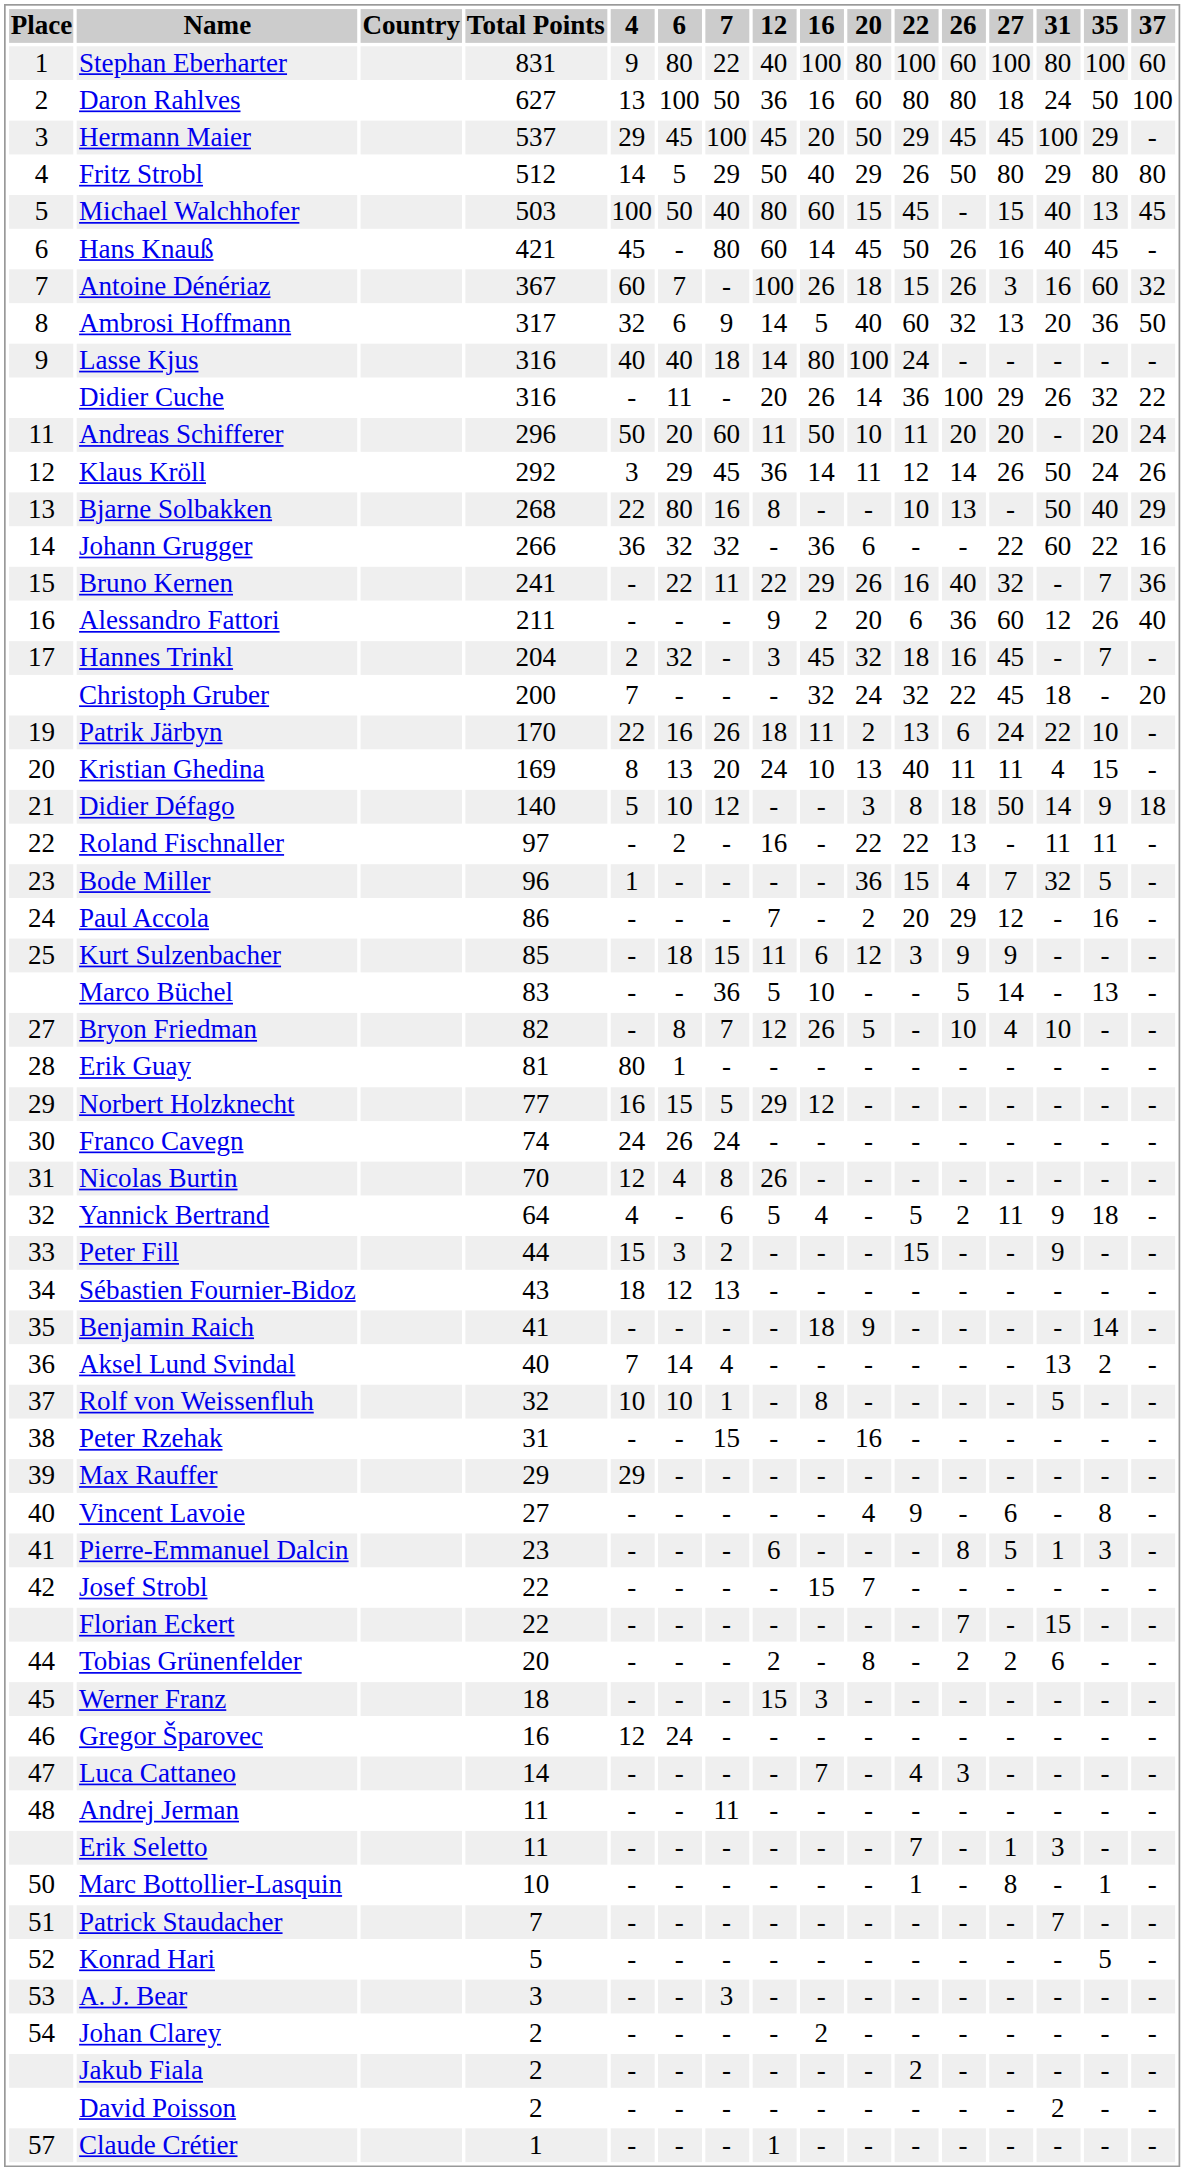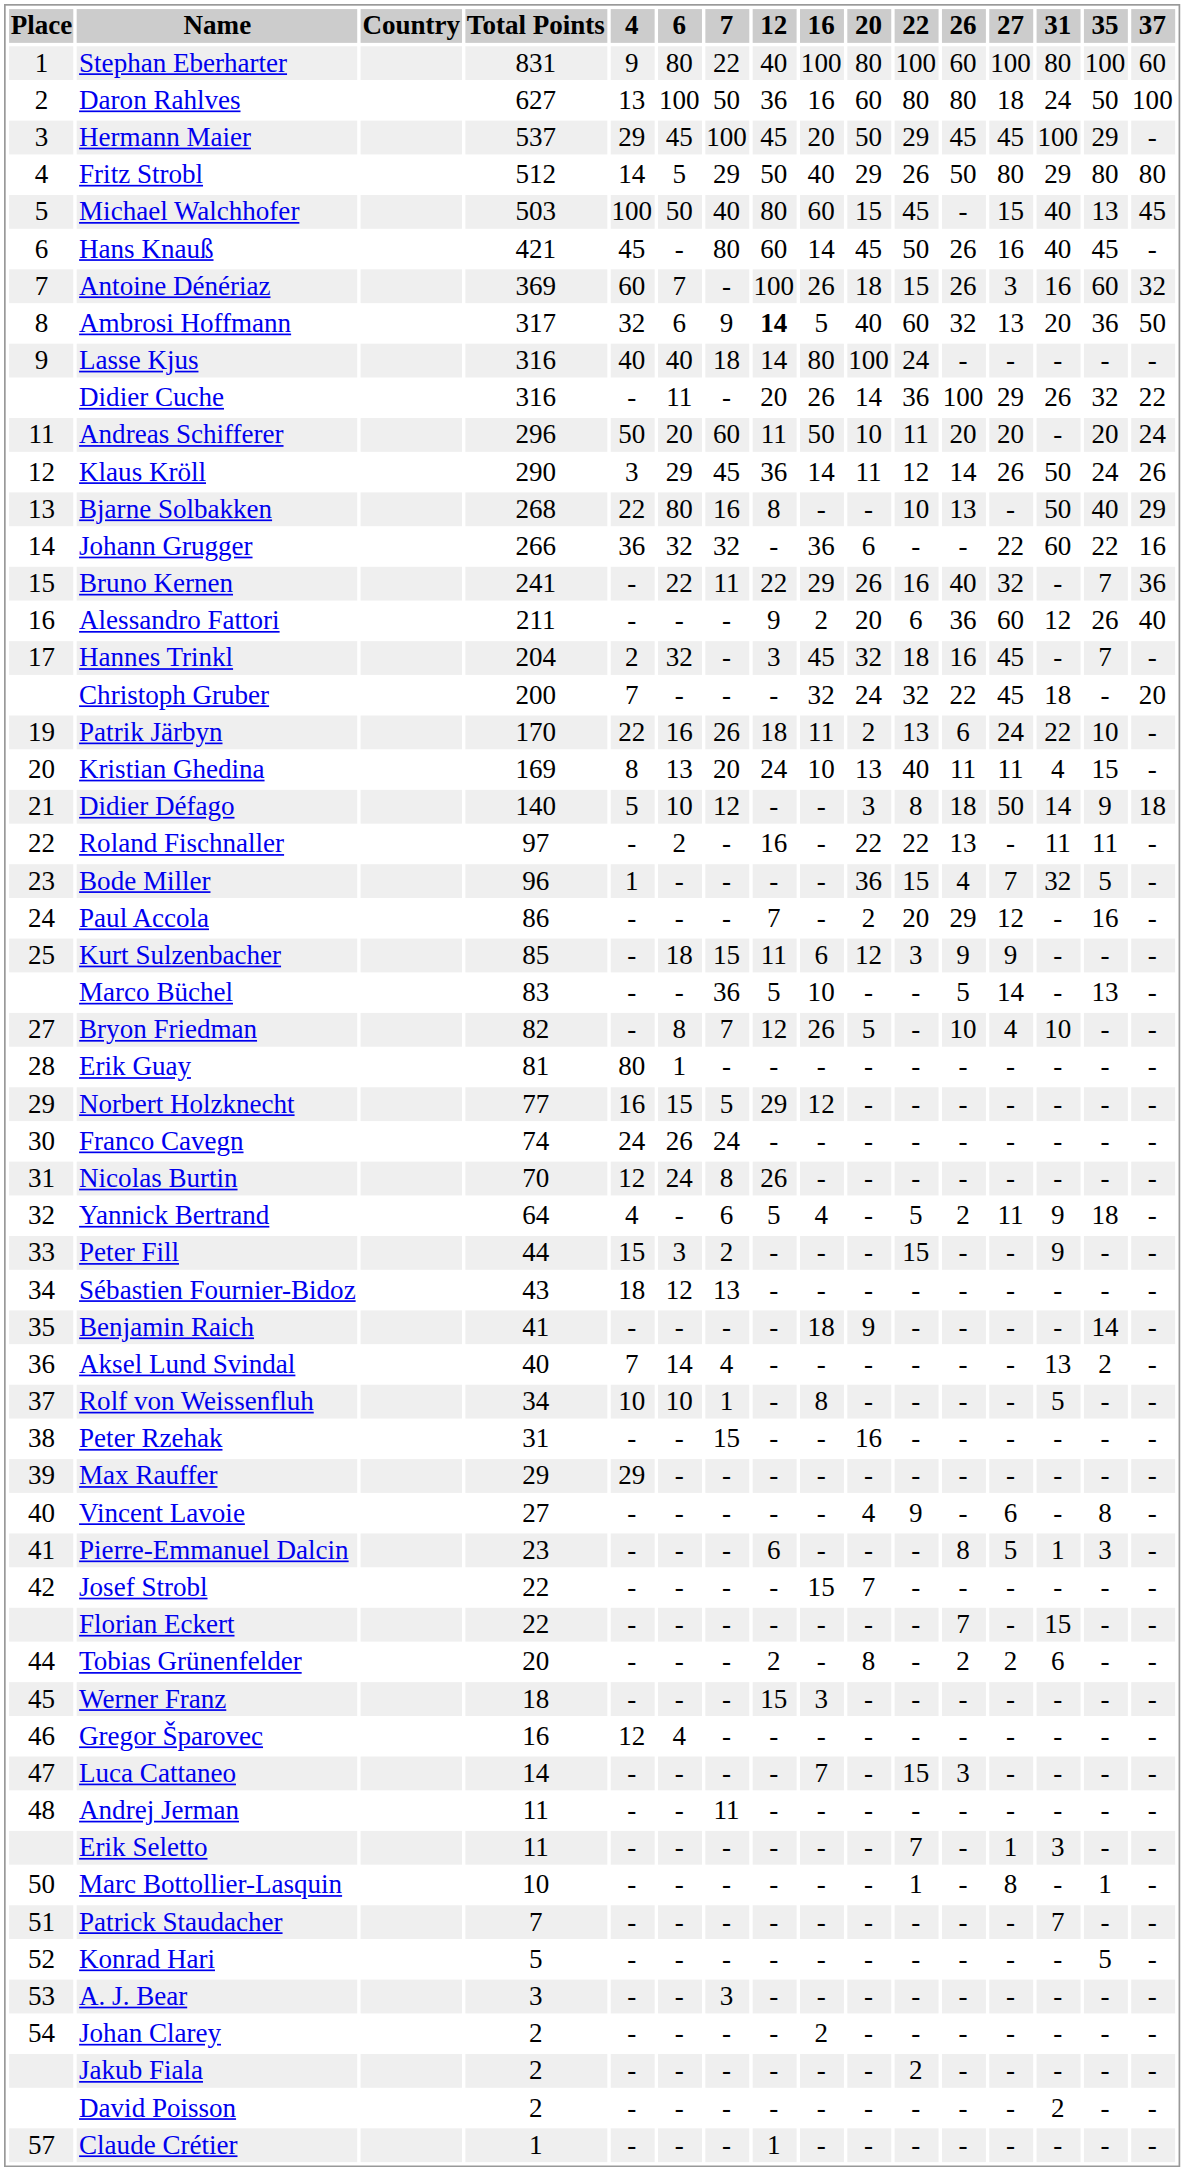(536, 285) 367 -> (536, 285) 369
(774, 323) normal -> (774, 323) bold
(536, 471) 292 -> (536, 471) 290
(679, 1178) 4 -> (679, 1178) 24
(536, 1401) 32 -> (536, 1401) 34
(679, 1735) 24 -> (679, 1735) 4
(916, 1773) 4 -> (916, 1773) 15
